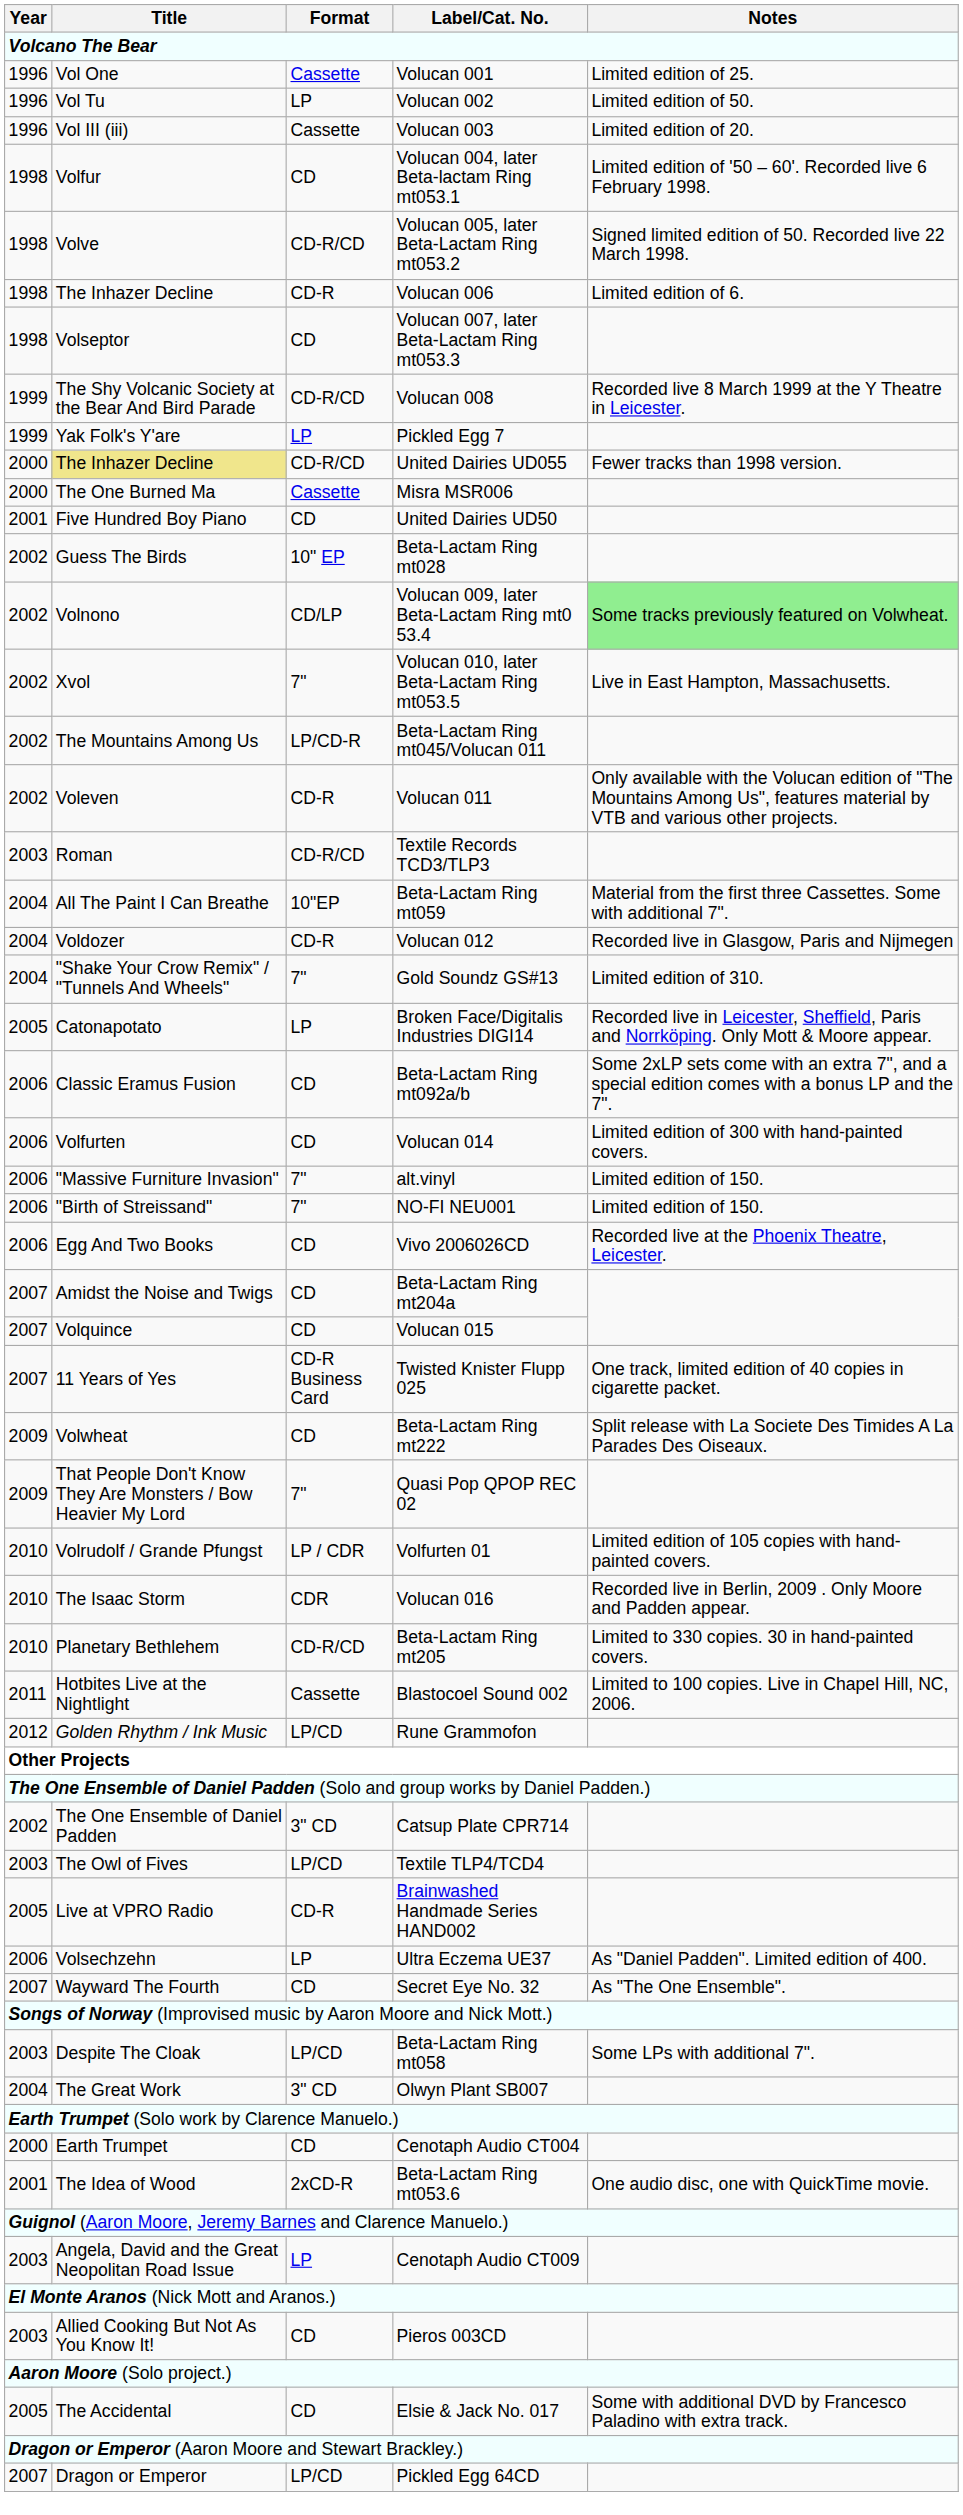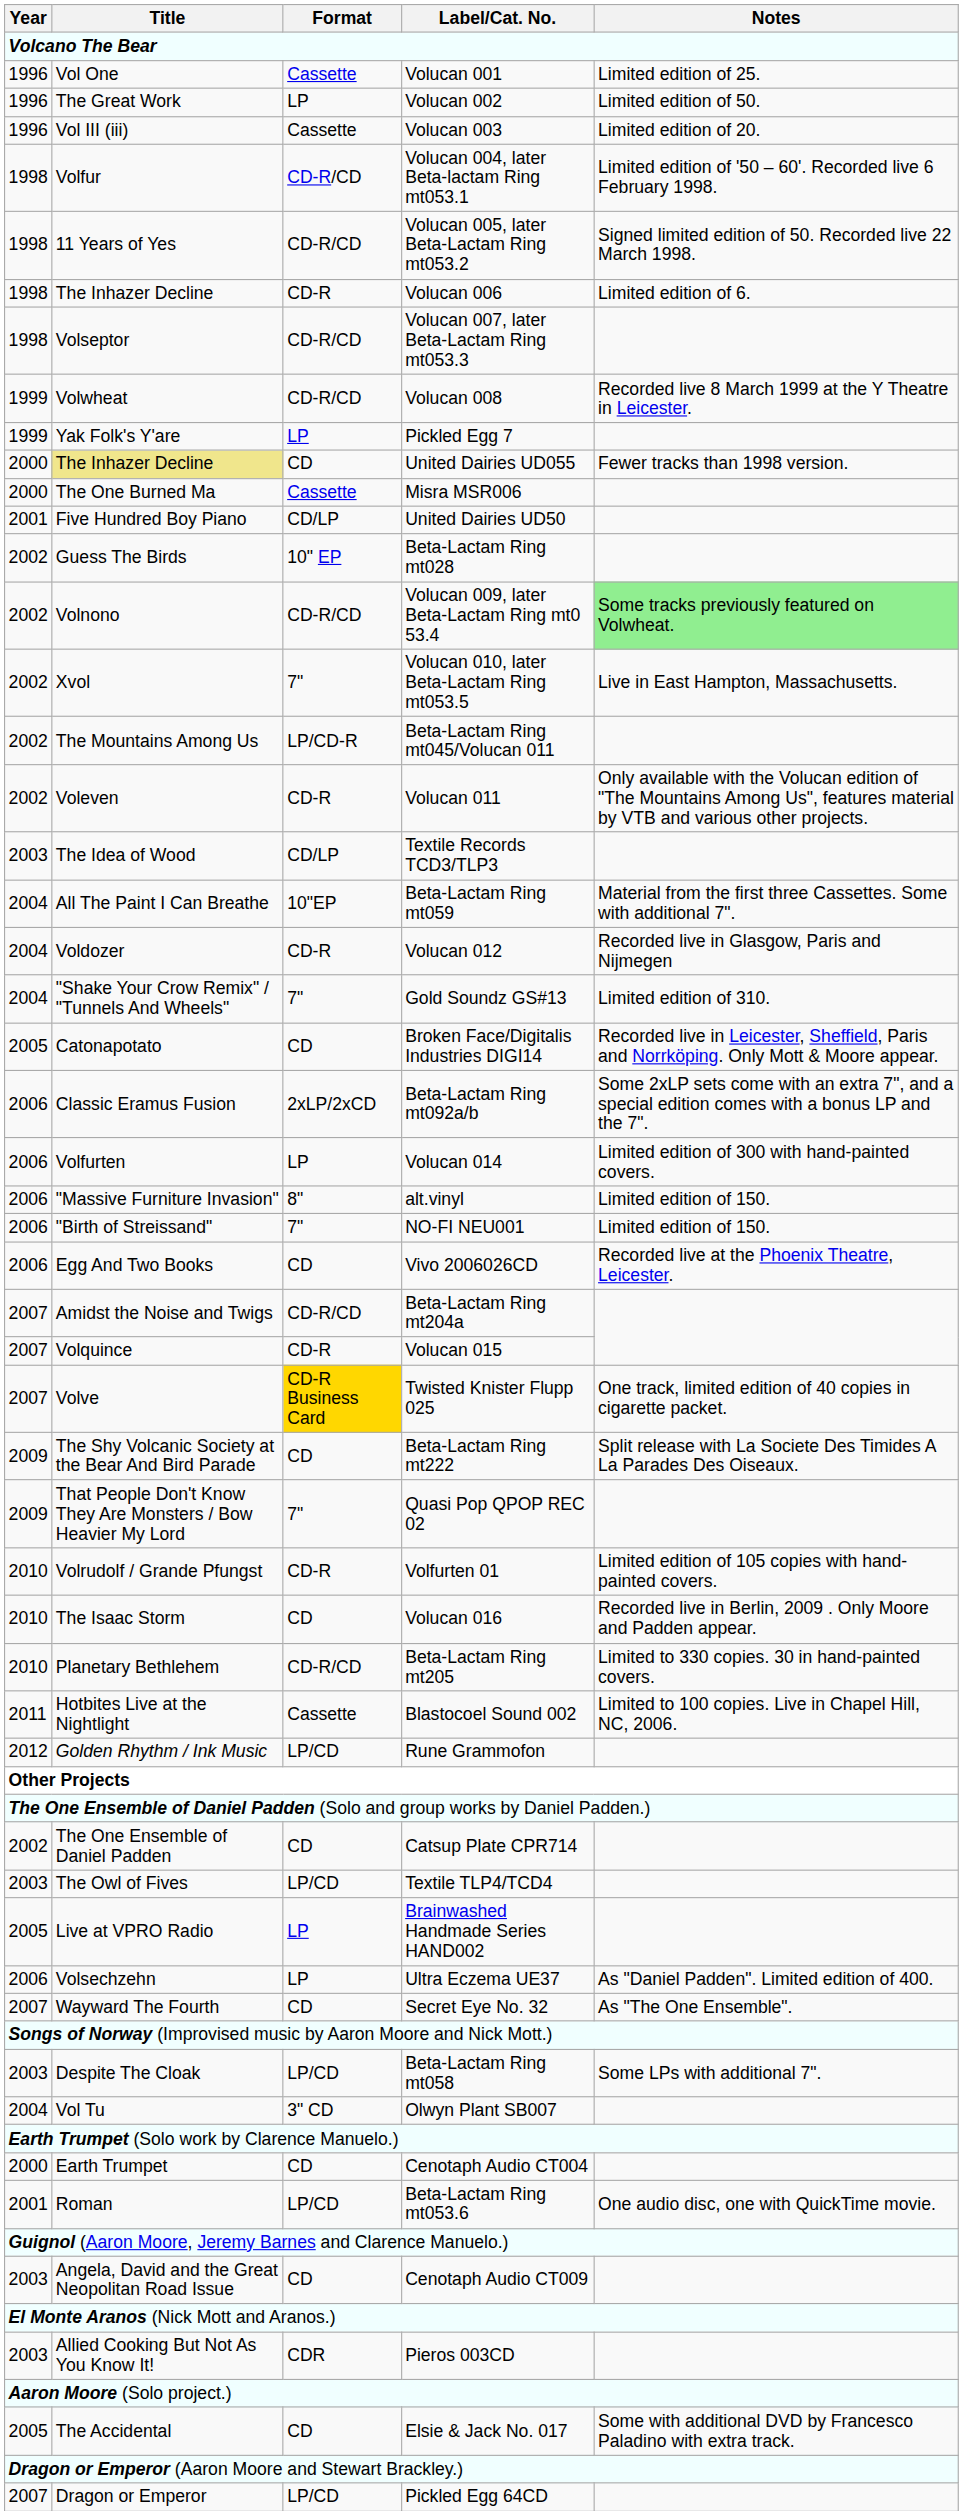(80, 102) Vol Tu -> (118, 102) The Great Work
(303, 177) CD -> (324, 177) CD-R/CD
(77, 245) Volve -> (116, 245) 11 Years of Yes
(303, 340) CD -> (324, 340) CD-R/CD
(165, 398) The Shy Volcanic Society at the Bear And Bird Parade -> (92, 398) Volwheat
(328, 464) CD-R/CD -> (300, 464) CD
(303, 519) CD -> (313, 519) CD/LP
(316, 615) CD/LP -> (324, 615) CD-R/CD
(84, 855) Roman -> (126, 855) The Idea of Wood
(328, 855) CD-R/CD -> (313, 855) CD/LP
(301, 1026) LP -> (300, 1046) CD
(303, 1084) CD -> (332, 1104) 2xLP/2xCD
(303, 1141) CD -> (298, 1161) LP
(299, 1179) 7" -> (295, 1199) 8"
(303, 1293) CD -> (324, 1313) CD-R/CD
(303, 1331) CD -> (309, 1350) CD-R
(116, 1378) 11 Years of Yes -> (77, 1398) Volve
(326, 1378) no background -> (323, 1398) gold background
(92, 1436) Volwheat -> (165, 1456) The Shy Volcanic Society at the Bear And Bird Parade
(328, 1551) LP / CDR -> (309, 1571) CD-R
(310, 1599) CDR -> (300, 1619) CD
(314, 1826) 3" CD -> (300, 1845) CD
(313, 1911) CD-R -> (298, 1931) LP
(118, 2090) The Great Work -> (80, 2110) Vol Tu
(126, 2184) The Idea of Wood -> (84, 2204) Roman
(322, 2184) 2xCD-R -> (313, 2204) LP/CD
(301, 2260) LP -> (300, 2279) CD
(303, 2335) CD -> (306, 2355) CDR
